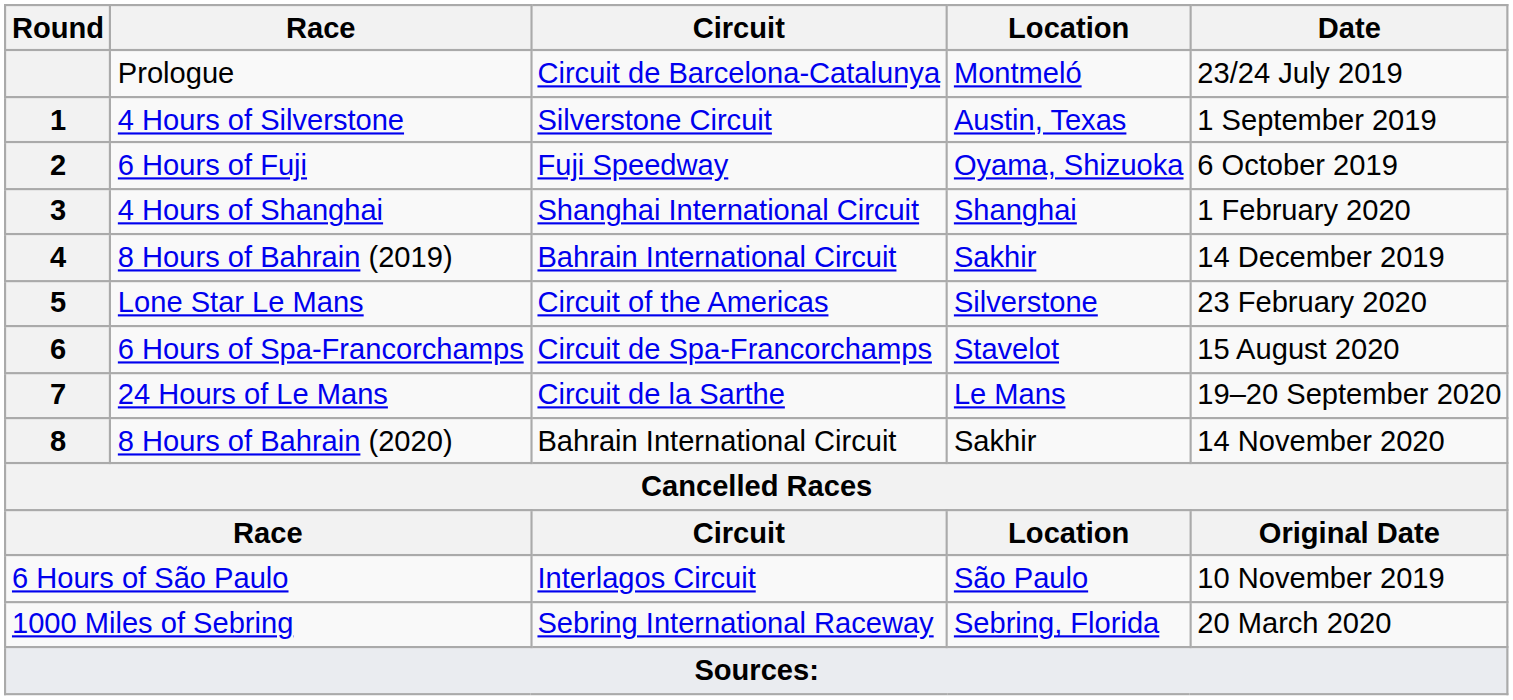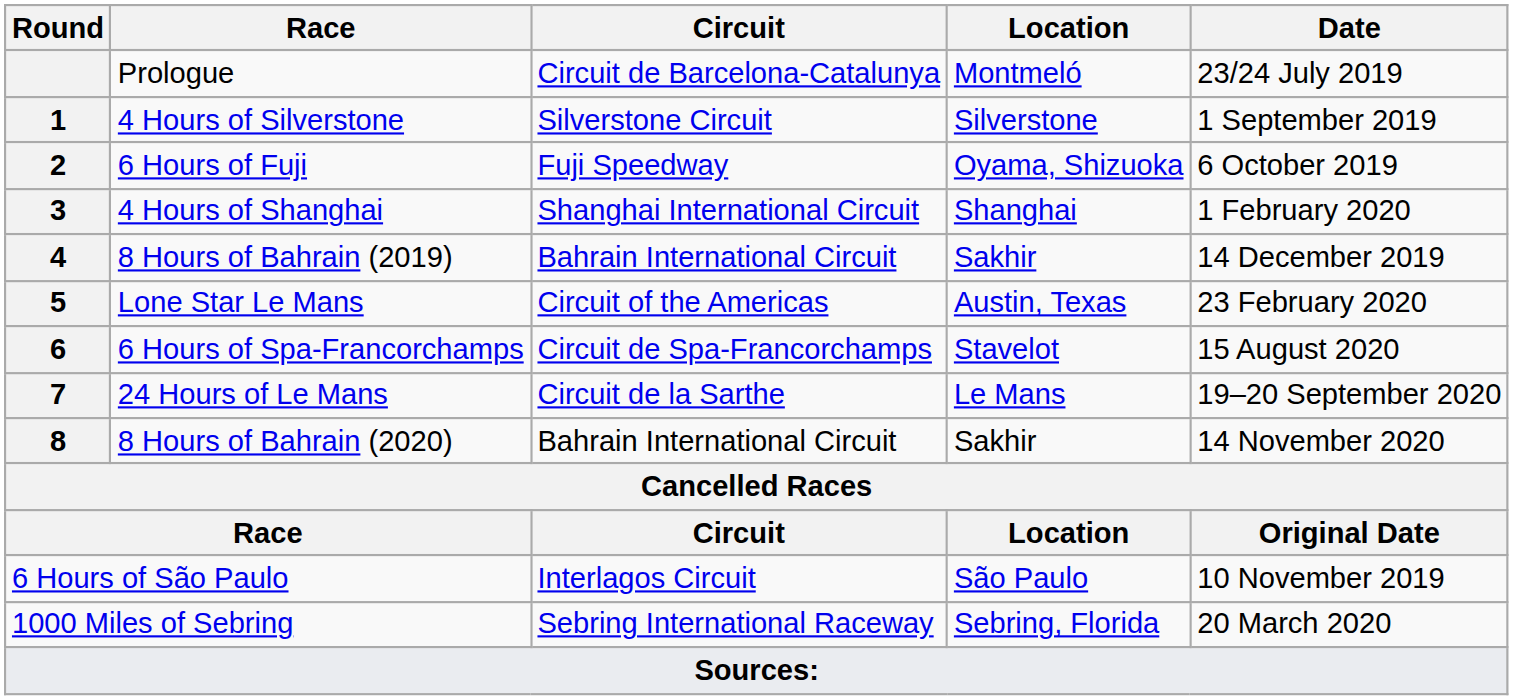(1040, 119) Austin, Texas -> (1026, 119) Silverstone
(1026, 303) Silverstone -> (1040, 303) Austin, Texas
